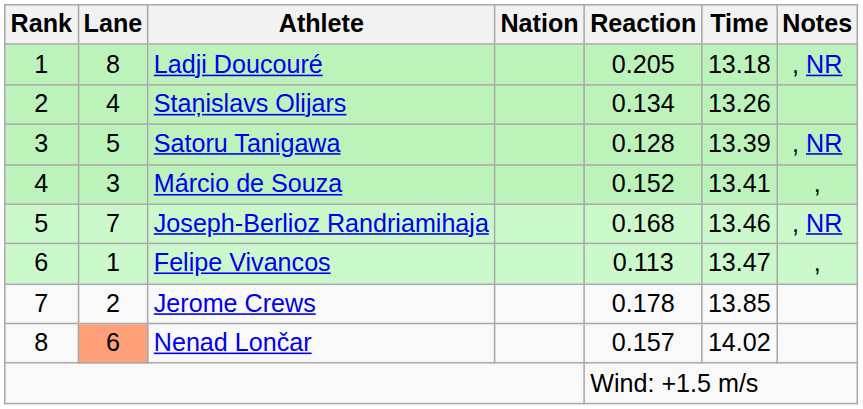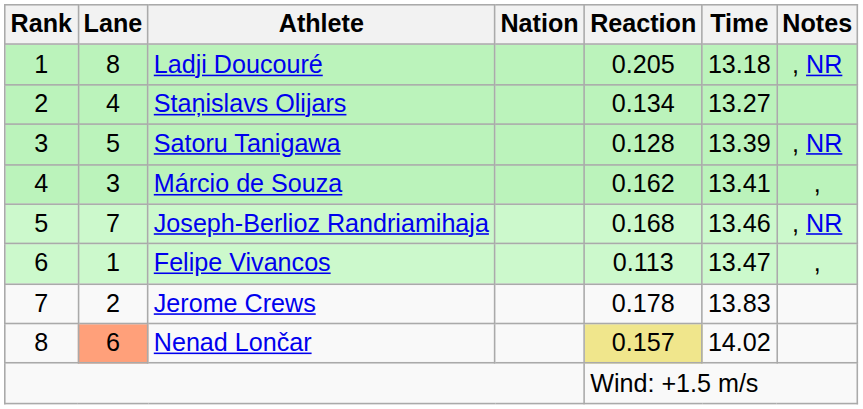(739, 104) 13.26 -> (739, 104) 13.27
(643, 183) 0.152 -> (643, 183) 0.162
(739, 303) 13.85 -> (739, 303) 13.83
(643, 343) no background -> (643, 343) khaki background
